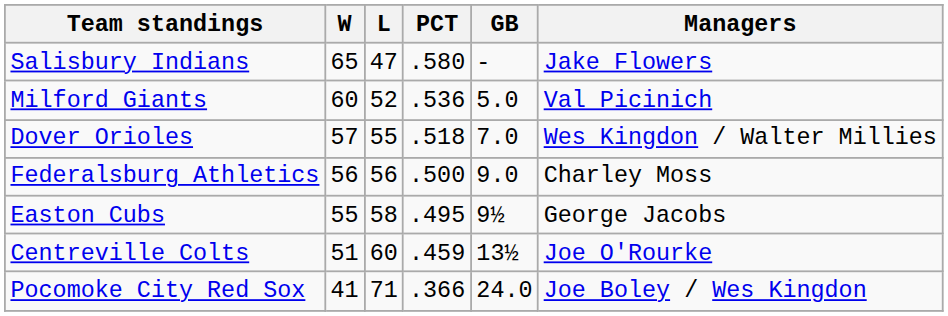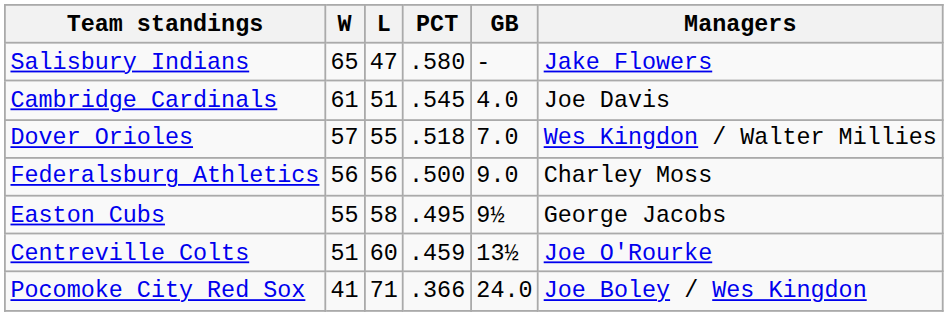+ row: (144, 100)
- row: (109, 100)
